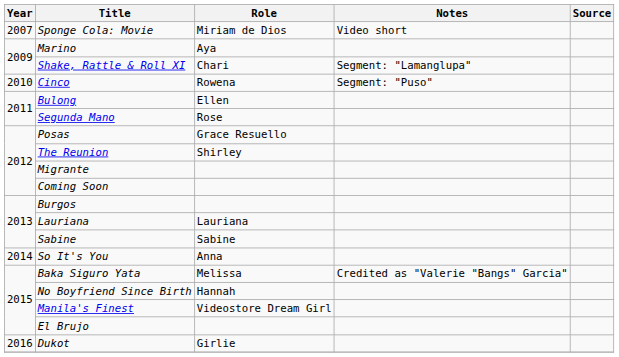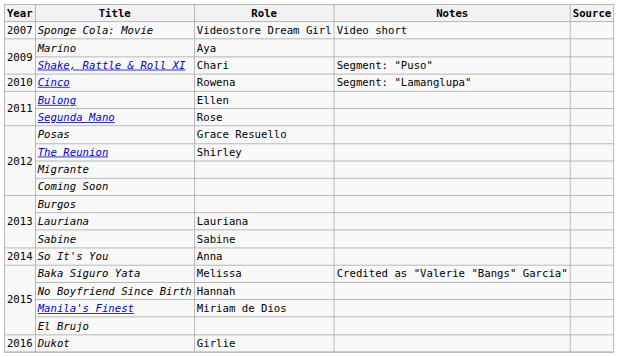(242, 30) Miriam de Dios -> (264, 30) Videostore Dream Girl
(404, 65) Segment: "Lamanglupa" -> (385, 65) Segment: "Puso"
(385, 83) Segment: "Puso" -> (404, 83) Segment: "Lamanglupa"
(264, 308) Videostore Dream Girl -> (242, 308) Miriam de Dios
